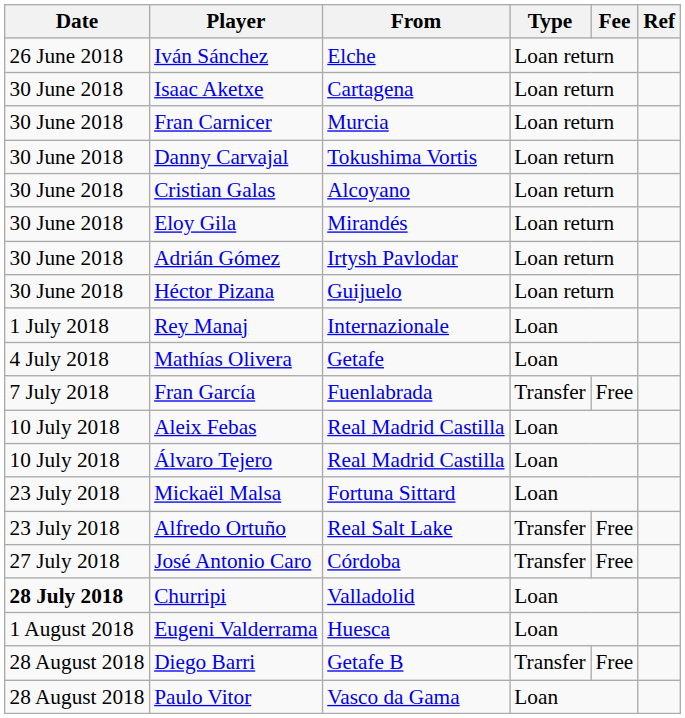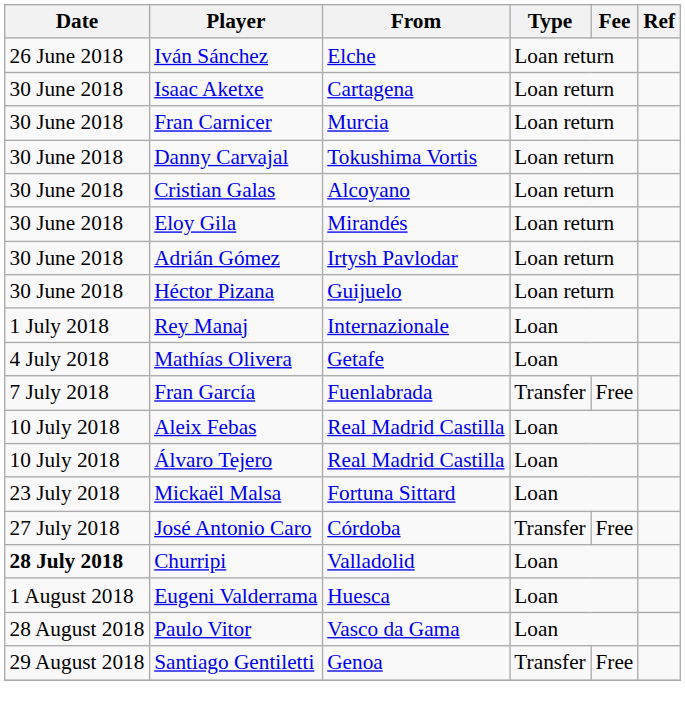- row: (220, 527)
- row: (205, 662)
+ row: (234, 662)
